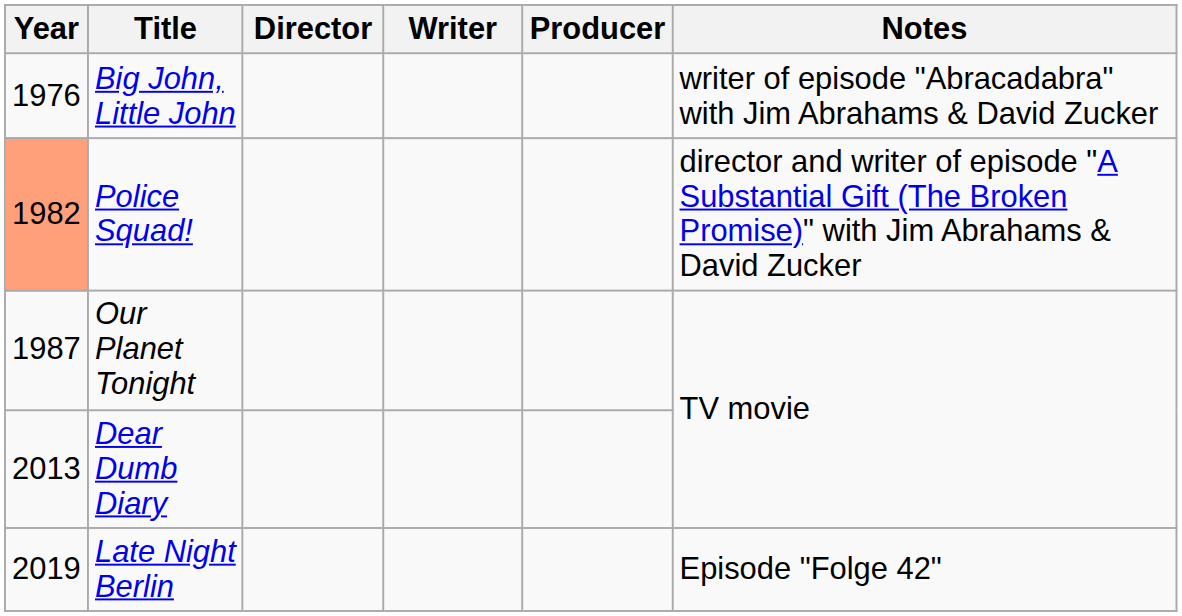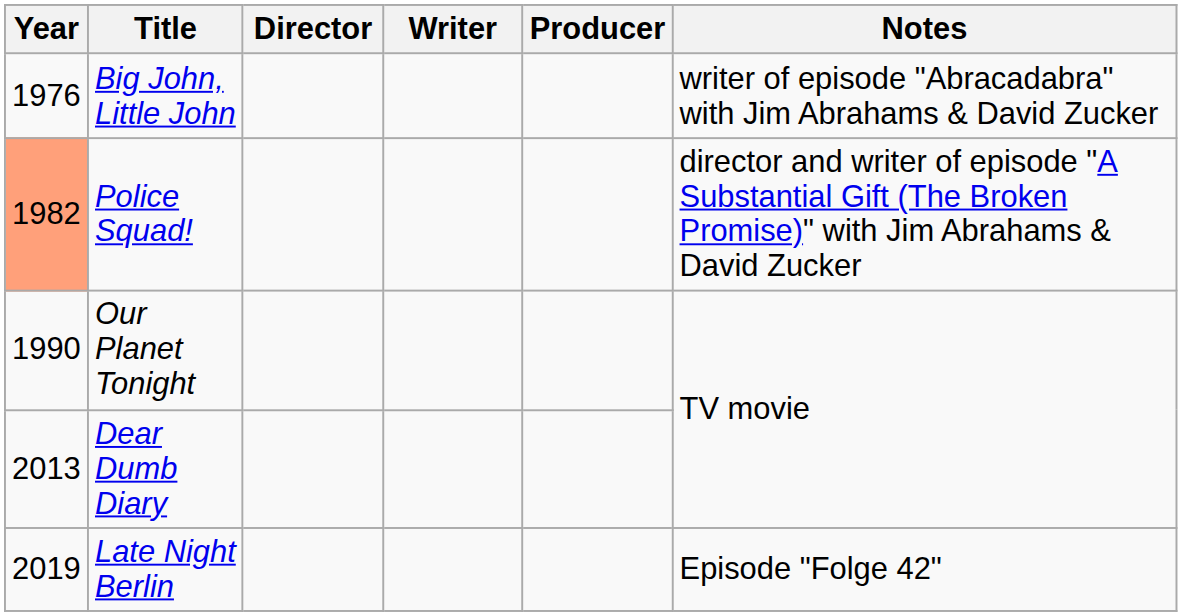(46, 349) 1987 -> (46, 349) 1990
